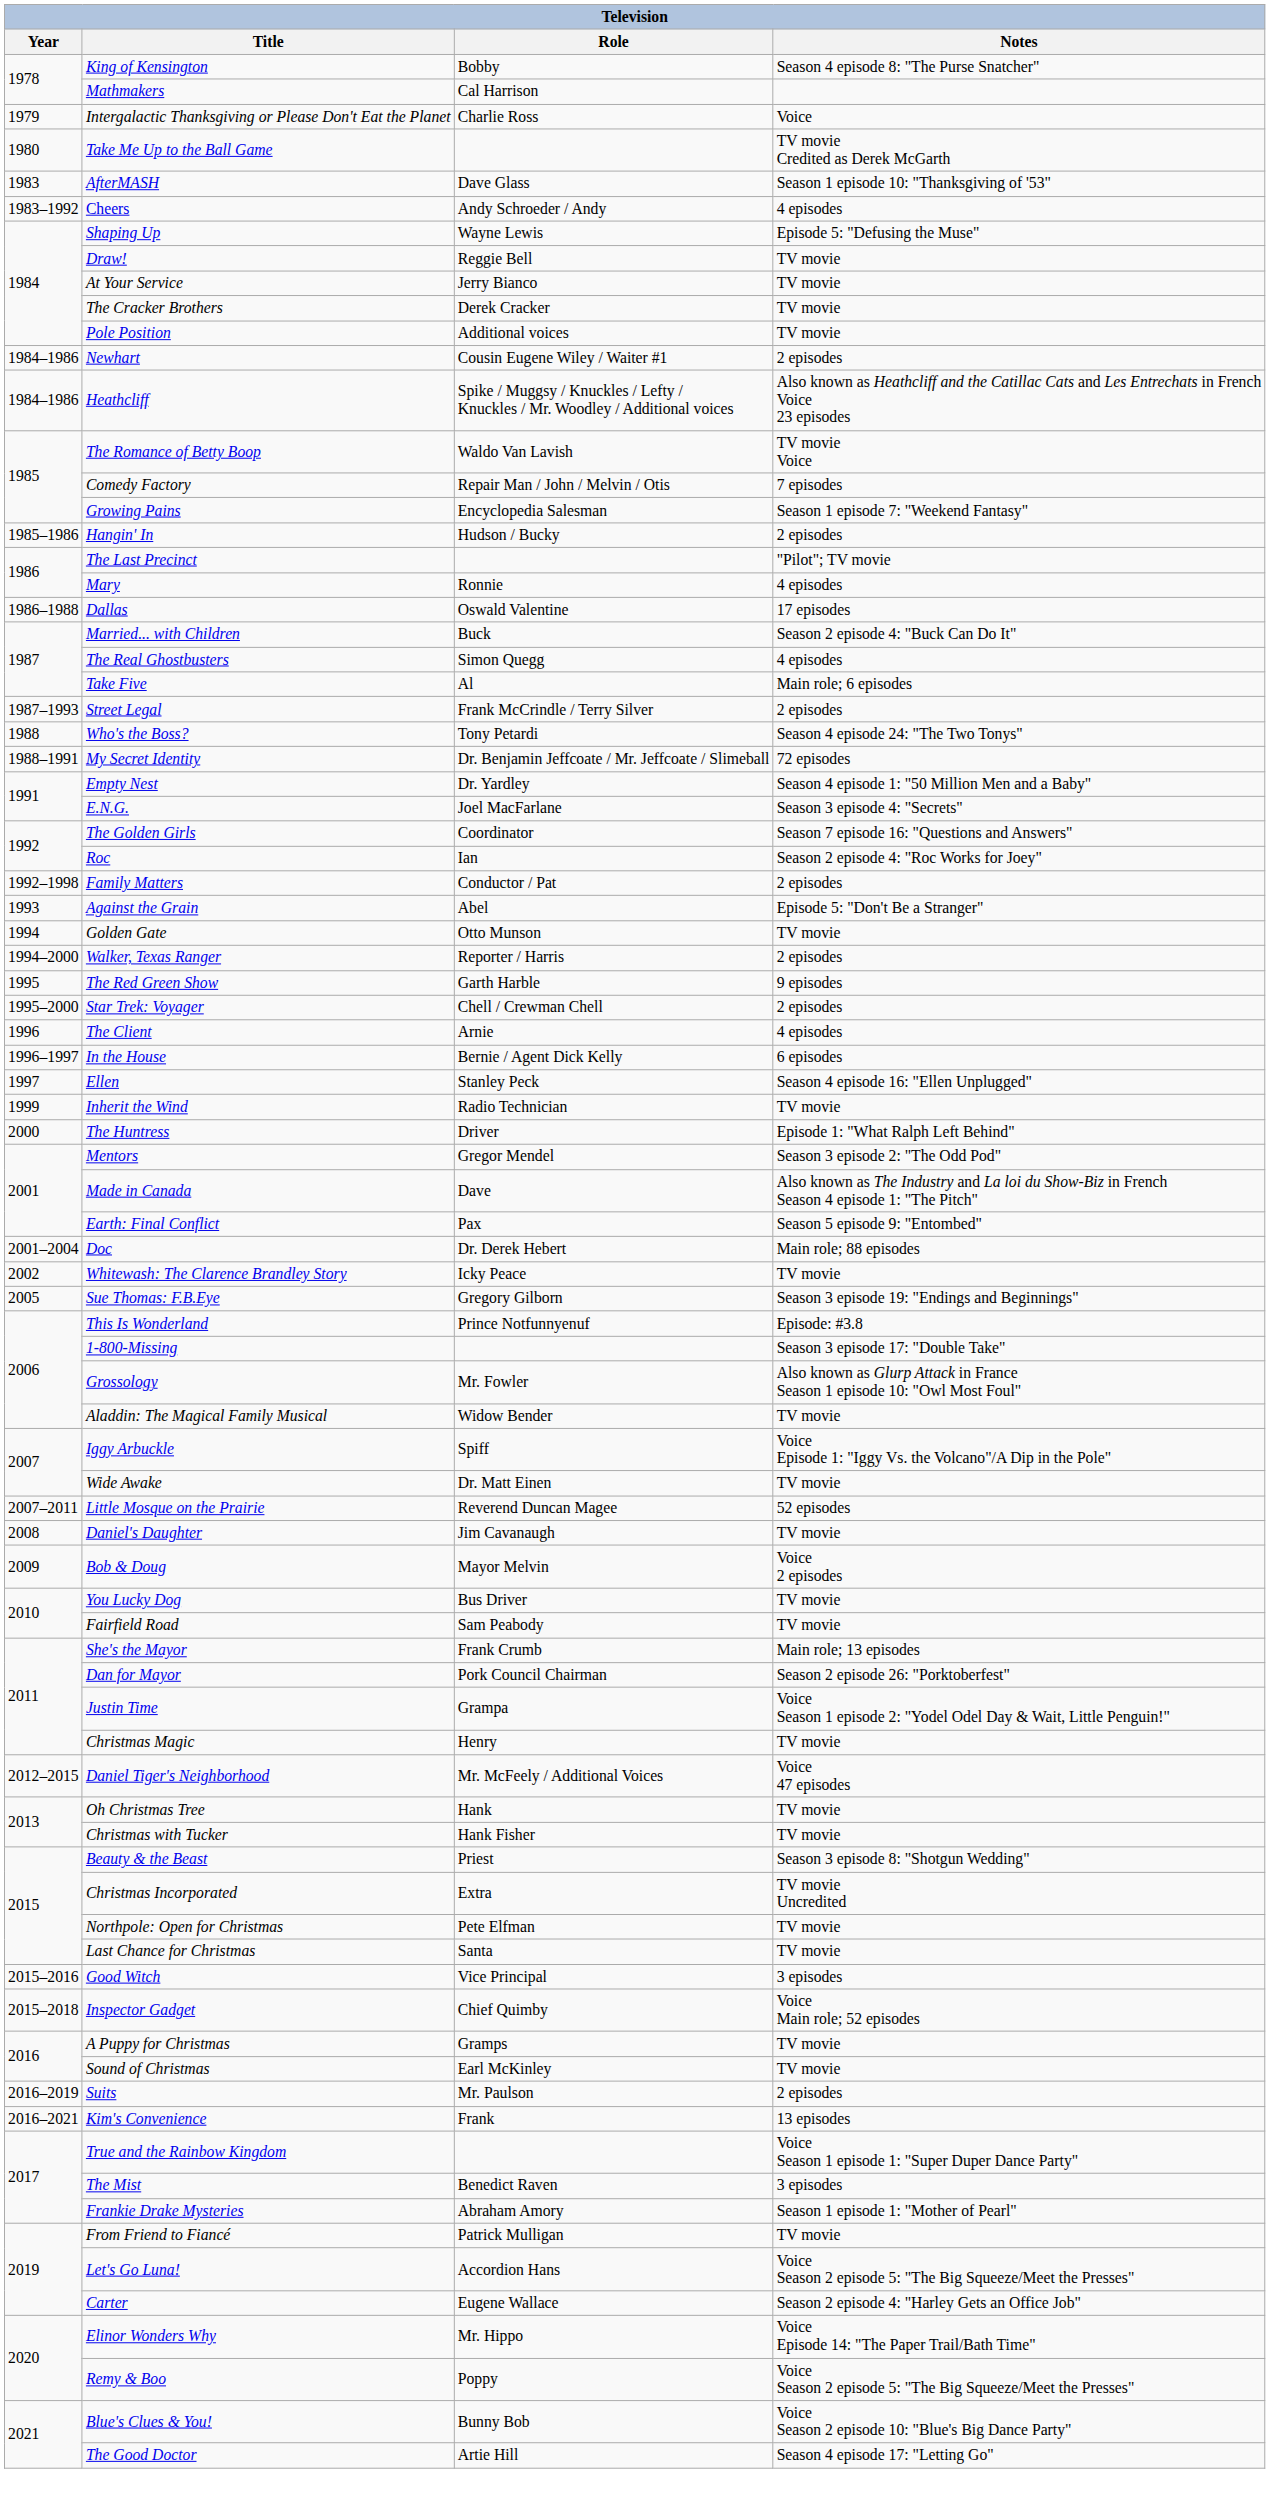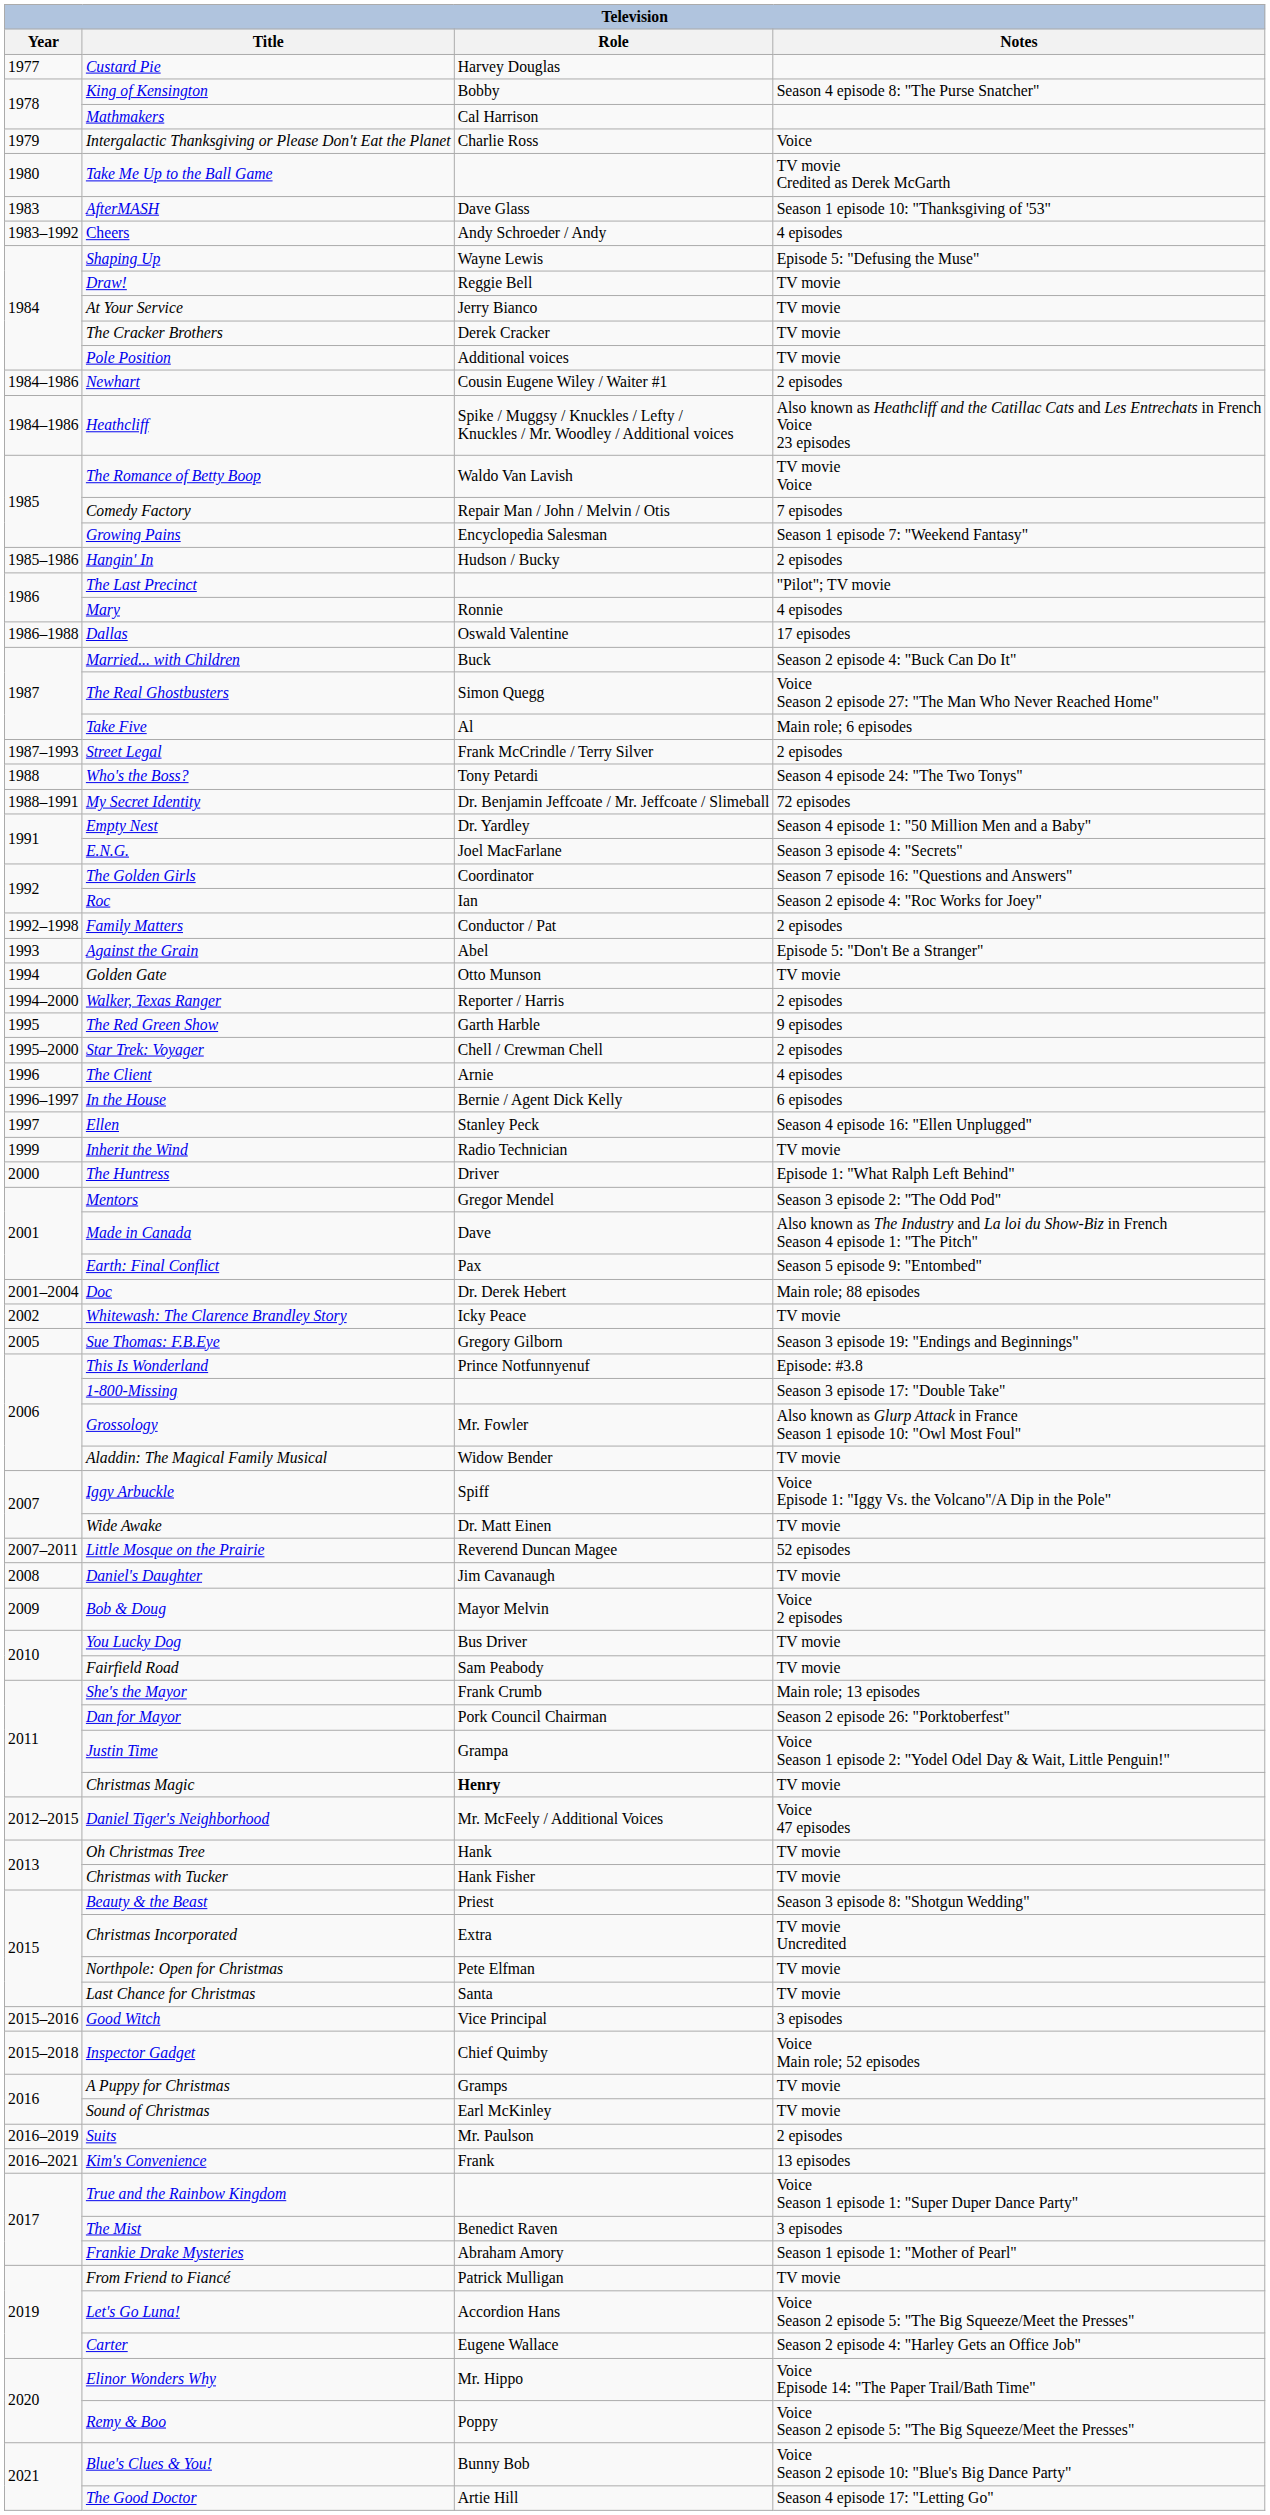+ row: (123, 66)
(810, 659) 4 episodes -> (968, 693) Voice Season 2 episode 27: "The Man Who Never Reached Home"
(477, 1742) normal -> (479, 1784) bold
